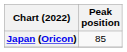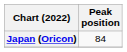(100, 39) 85 -> (100, 39) 84
